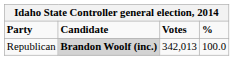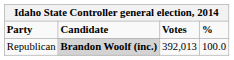(180, 47) 342,013 -> (180, 47) 392,013
